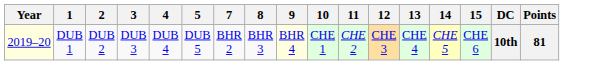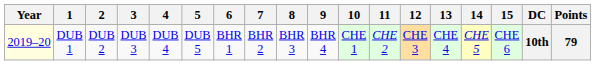+ column: (229, 14)
(292, 42) lightyellow background -> (323, 42) no background
(540, 42) 81 -> (571, 42) 79
